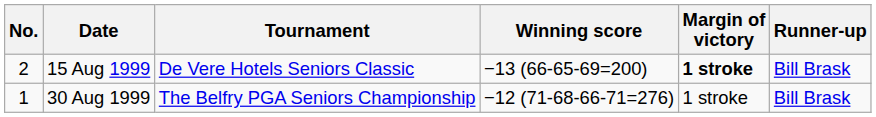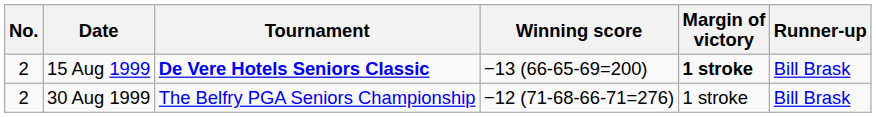(286, 69) normal -> (294, 69) bold
(24, 98) 1 -> (24, 98) 2
